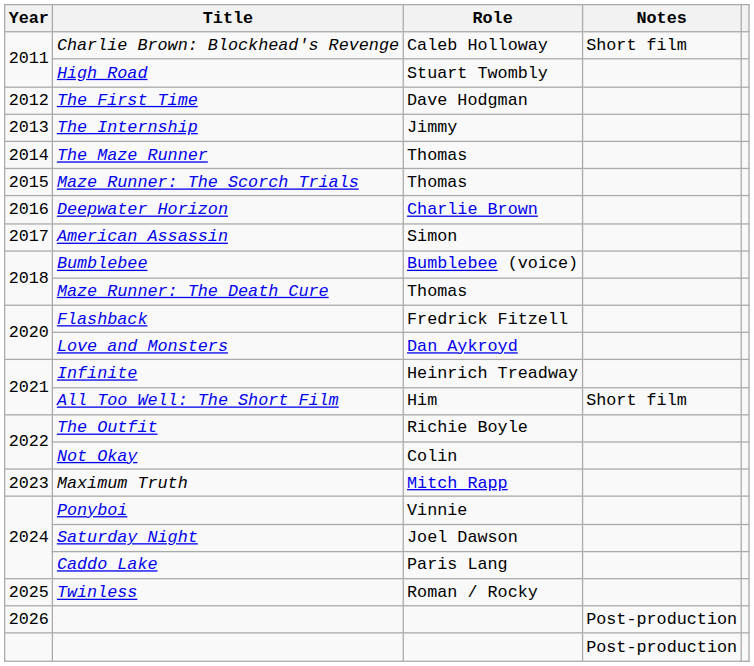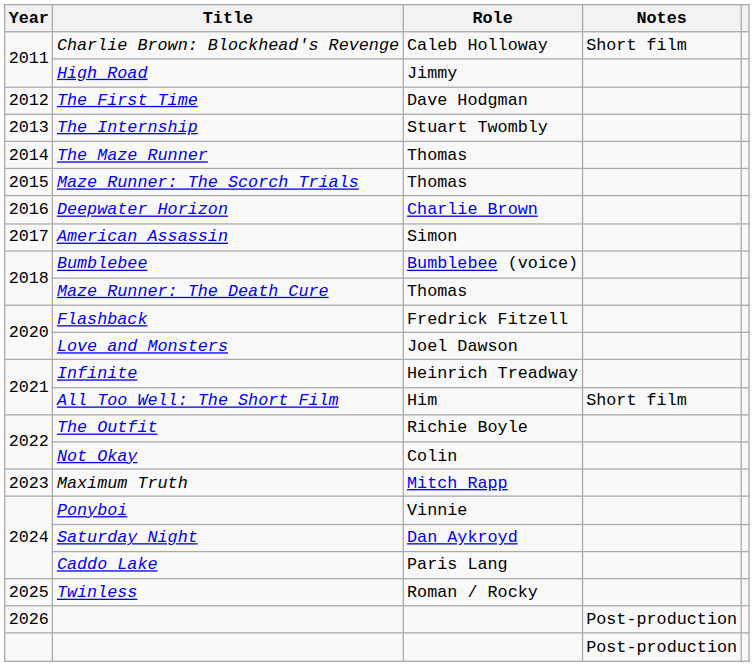(477, 73) Stuart Twombly -> (432, 73) Jimmy
(432, 128) Jimmy -> (477, 128) Stuart Twombly
(462, 346) Dan Aykroyd -> (462, 346) Joel Dawson
(462, 538) Joel Dawson -> (462, 538) Dan Aykroyd
